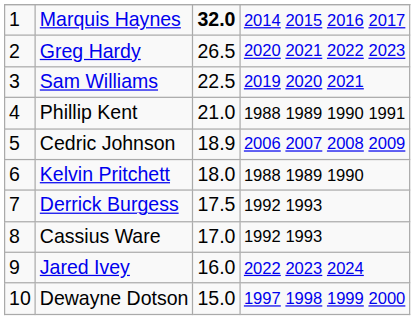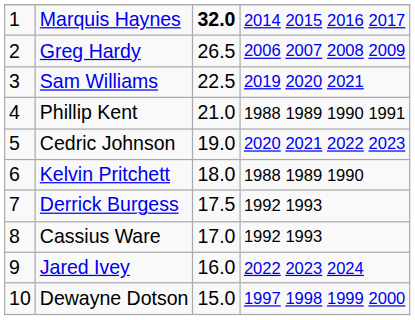(325, 51) 2020 2021 2022 2023 -> (325, 51) 2006 2007 2008 2009
(216, 143) 18.9 -> (216, 143) 19.0
(325, 144) 2006 2007 2008 2009 -> (325, 144) 2020 2021 2022 2023
